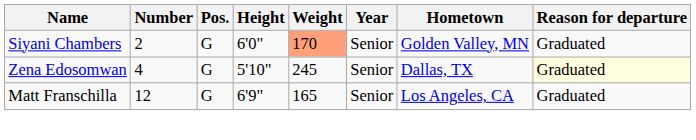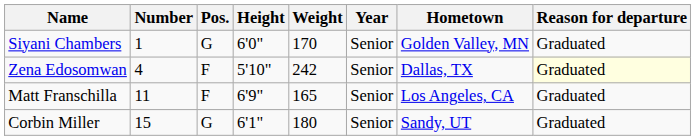(139, 43) 2 -> (139, 43) 1
(305, 43) lightsalmon background -> (305, 43) no background
(207, 69) G -> (205, 69) F
(305, 69) 245 -> (305, 69) 242
(143, 95) 12 -> (142, 95) 11
(207, 95) G -> (205, 95) F
+ row: (54, 122)
